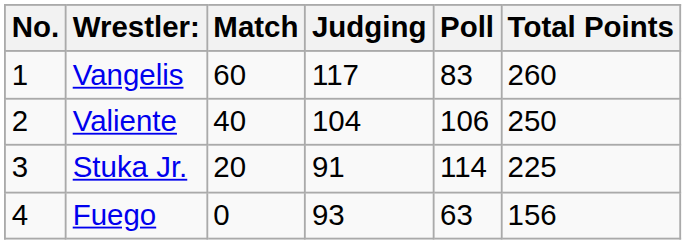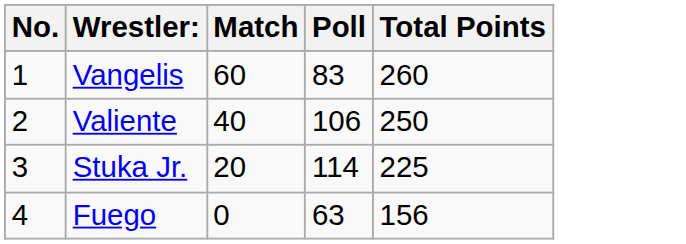- column: (369, 27)
